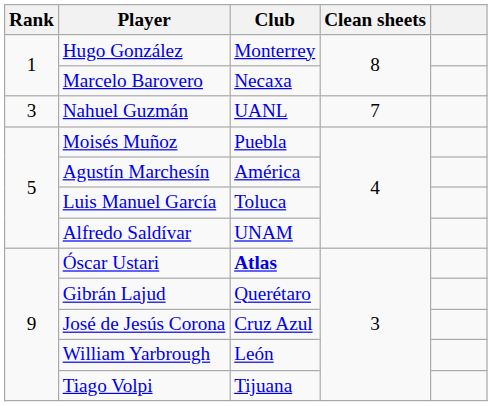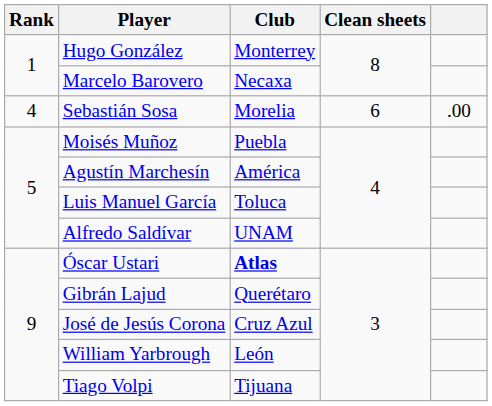- row: (125, 111)
+ row: (120, 111)
